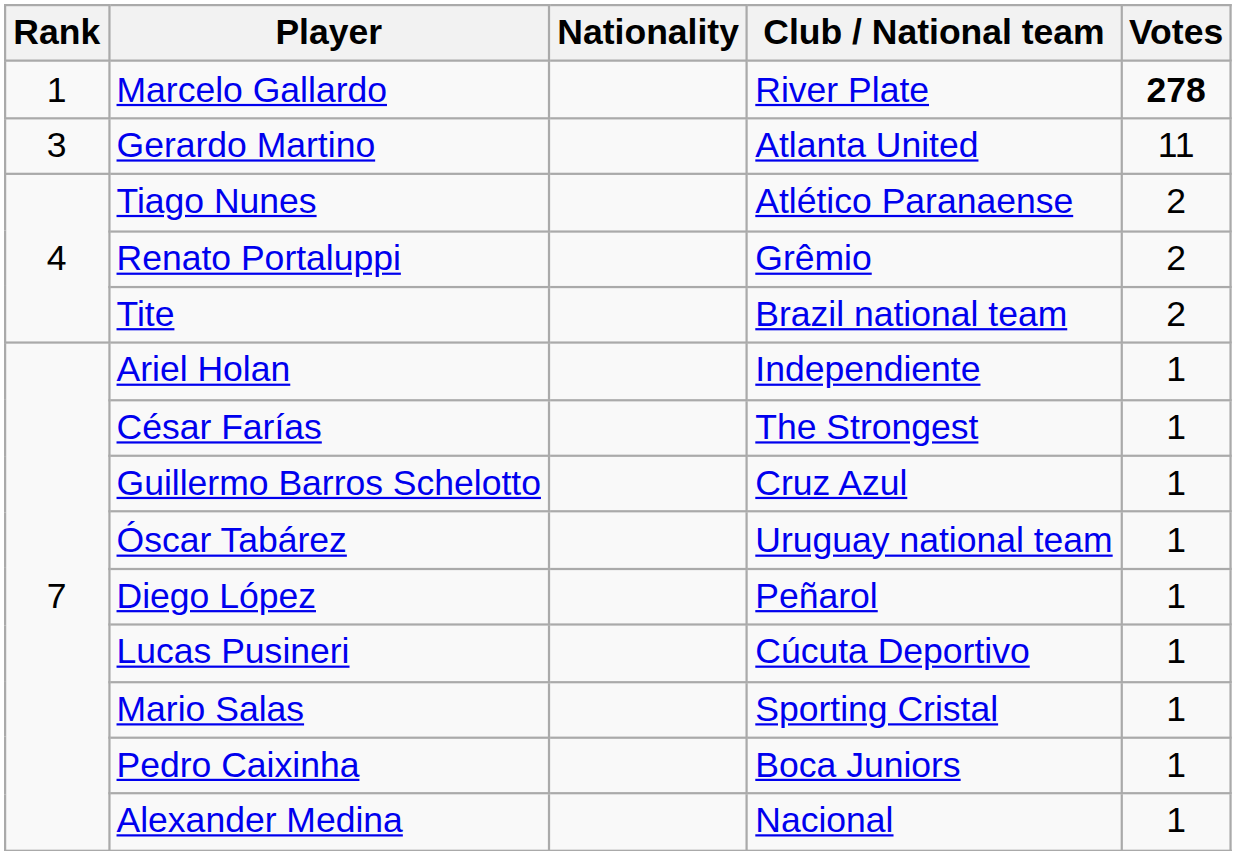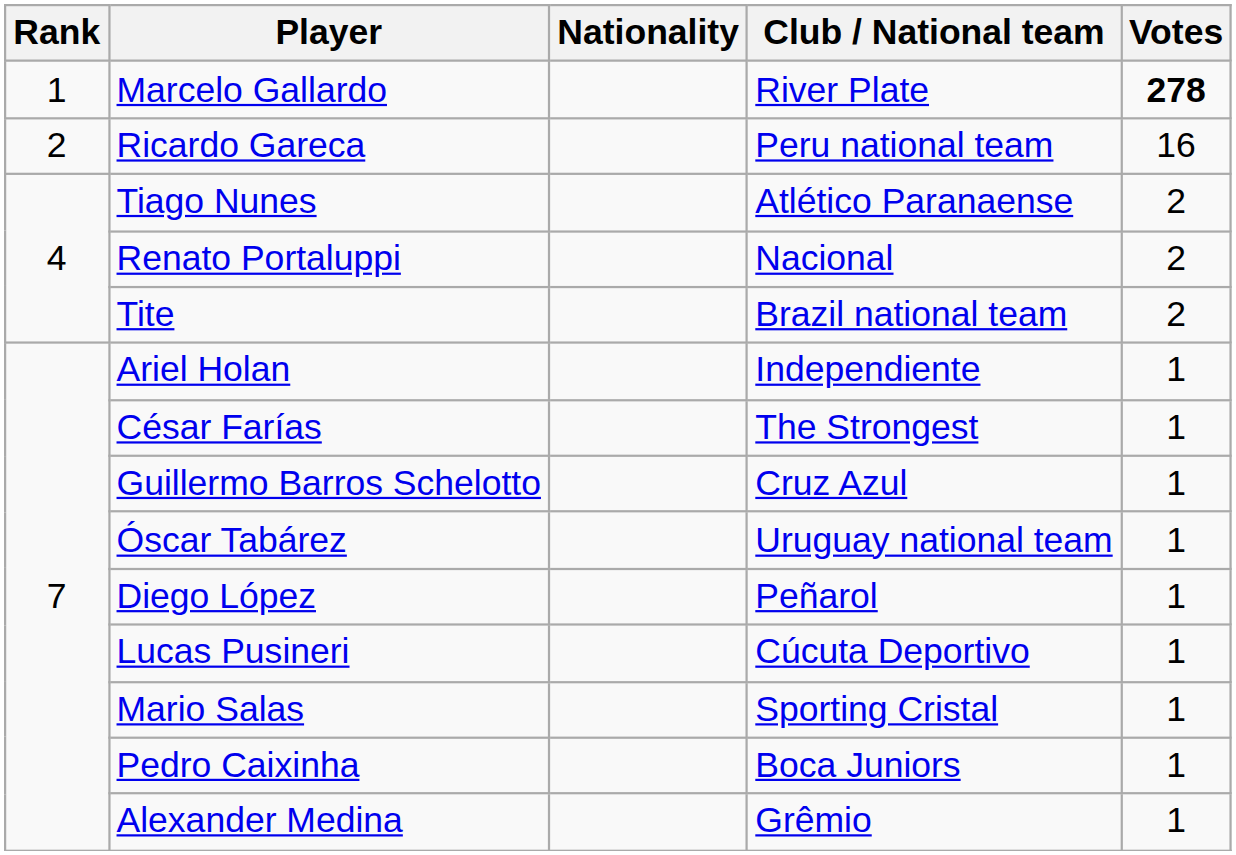+ row: (241, 145)
- row: (246, 145)
(814, 257) Grêmio -> (824, 257) Nacional
(824, 821) Nacional -> (814, 821) Grêmio
